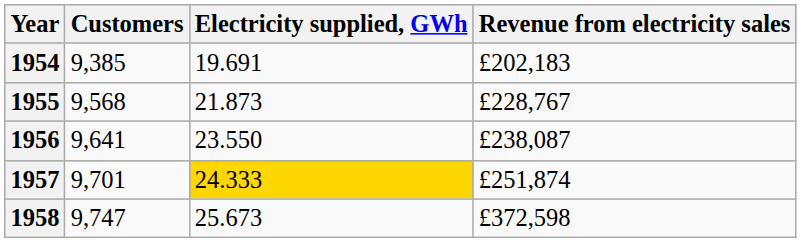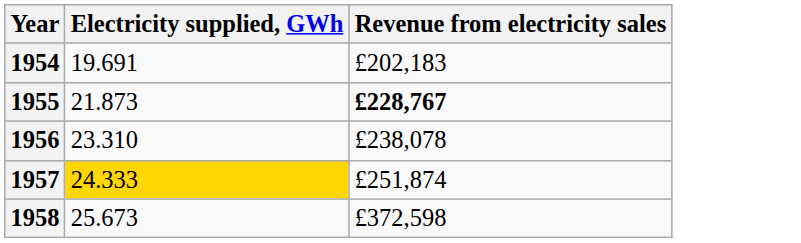- column: (127, 23)
(525, 101) normal -> (401, 101) bold
(228, 140) 23.550 -> (104, 140) 23.310
(525, 140) £238,087 -> (401, 140) £238,078
